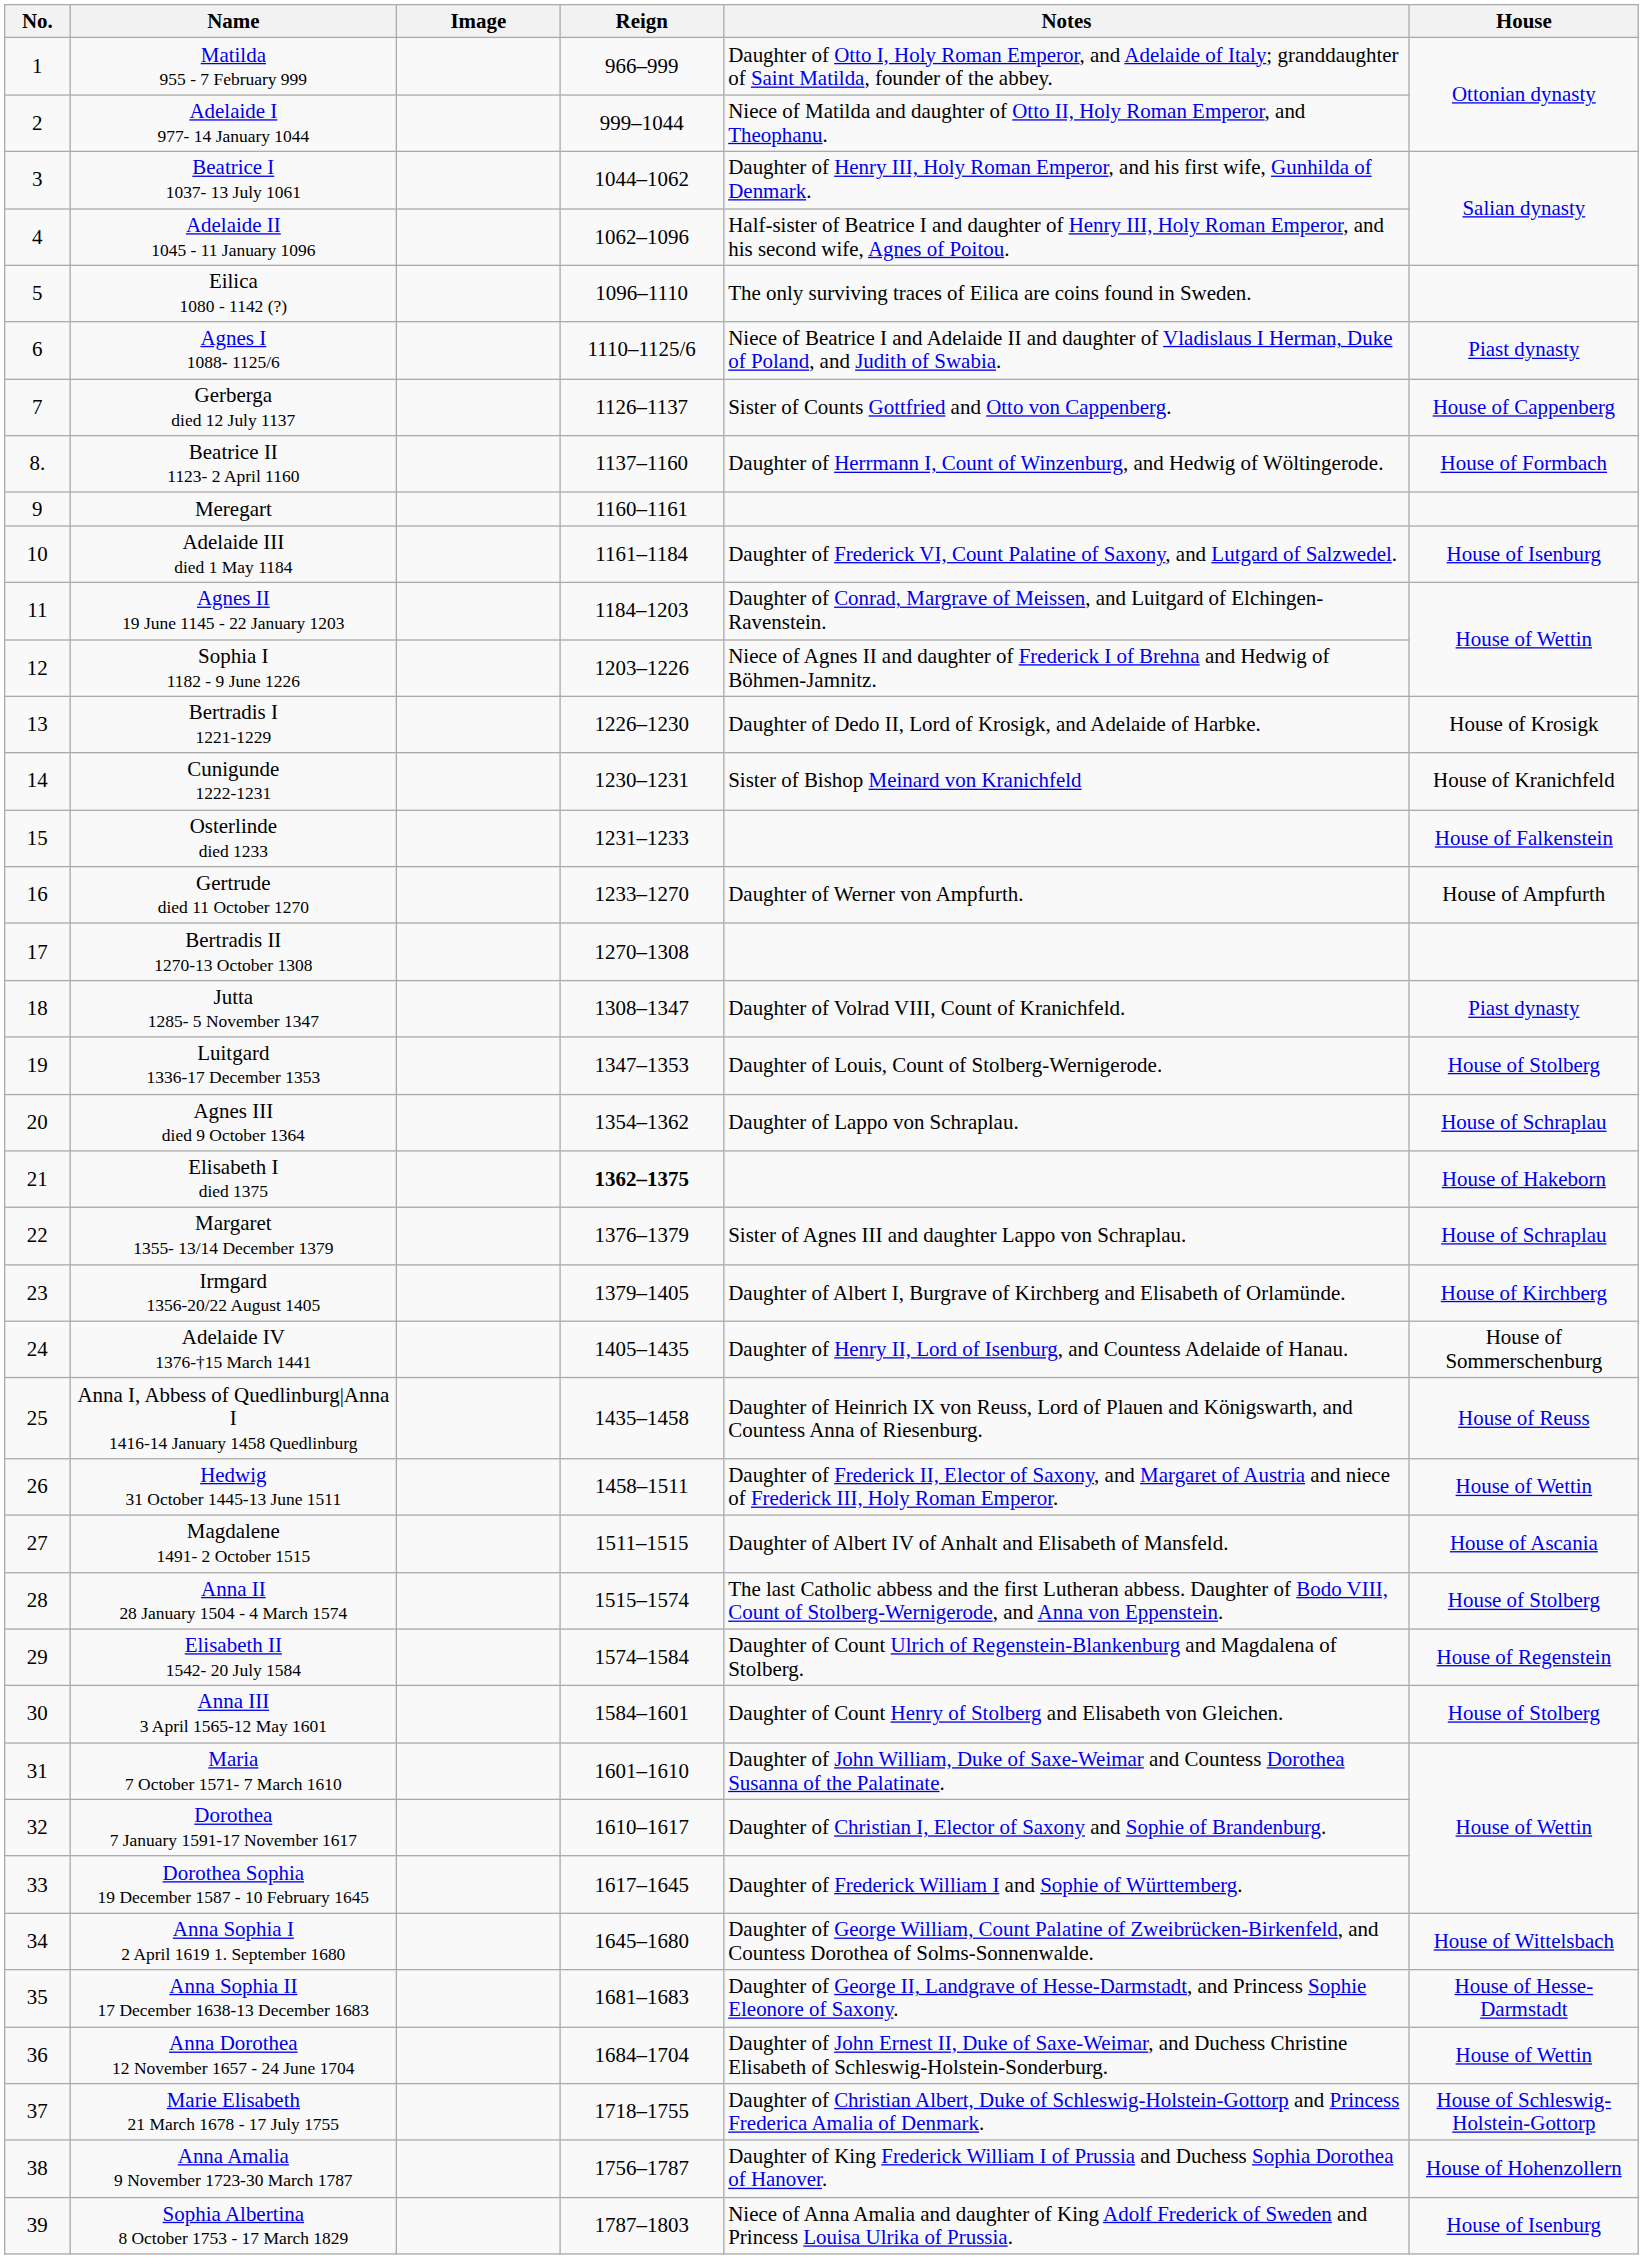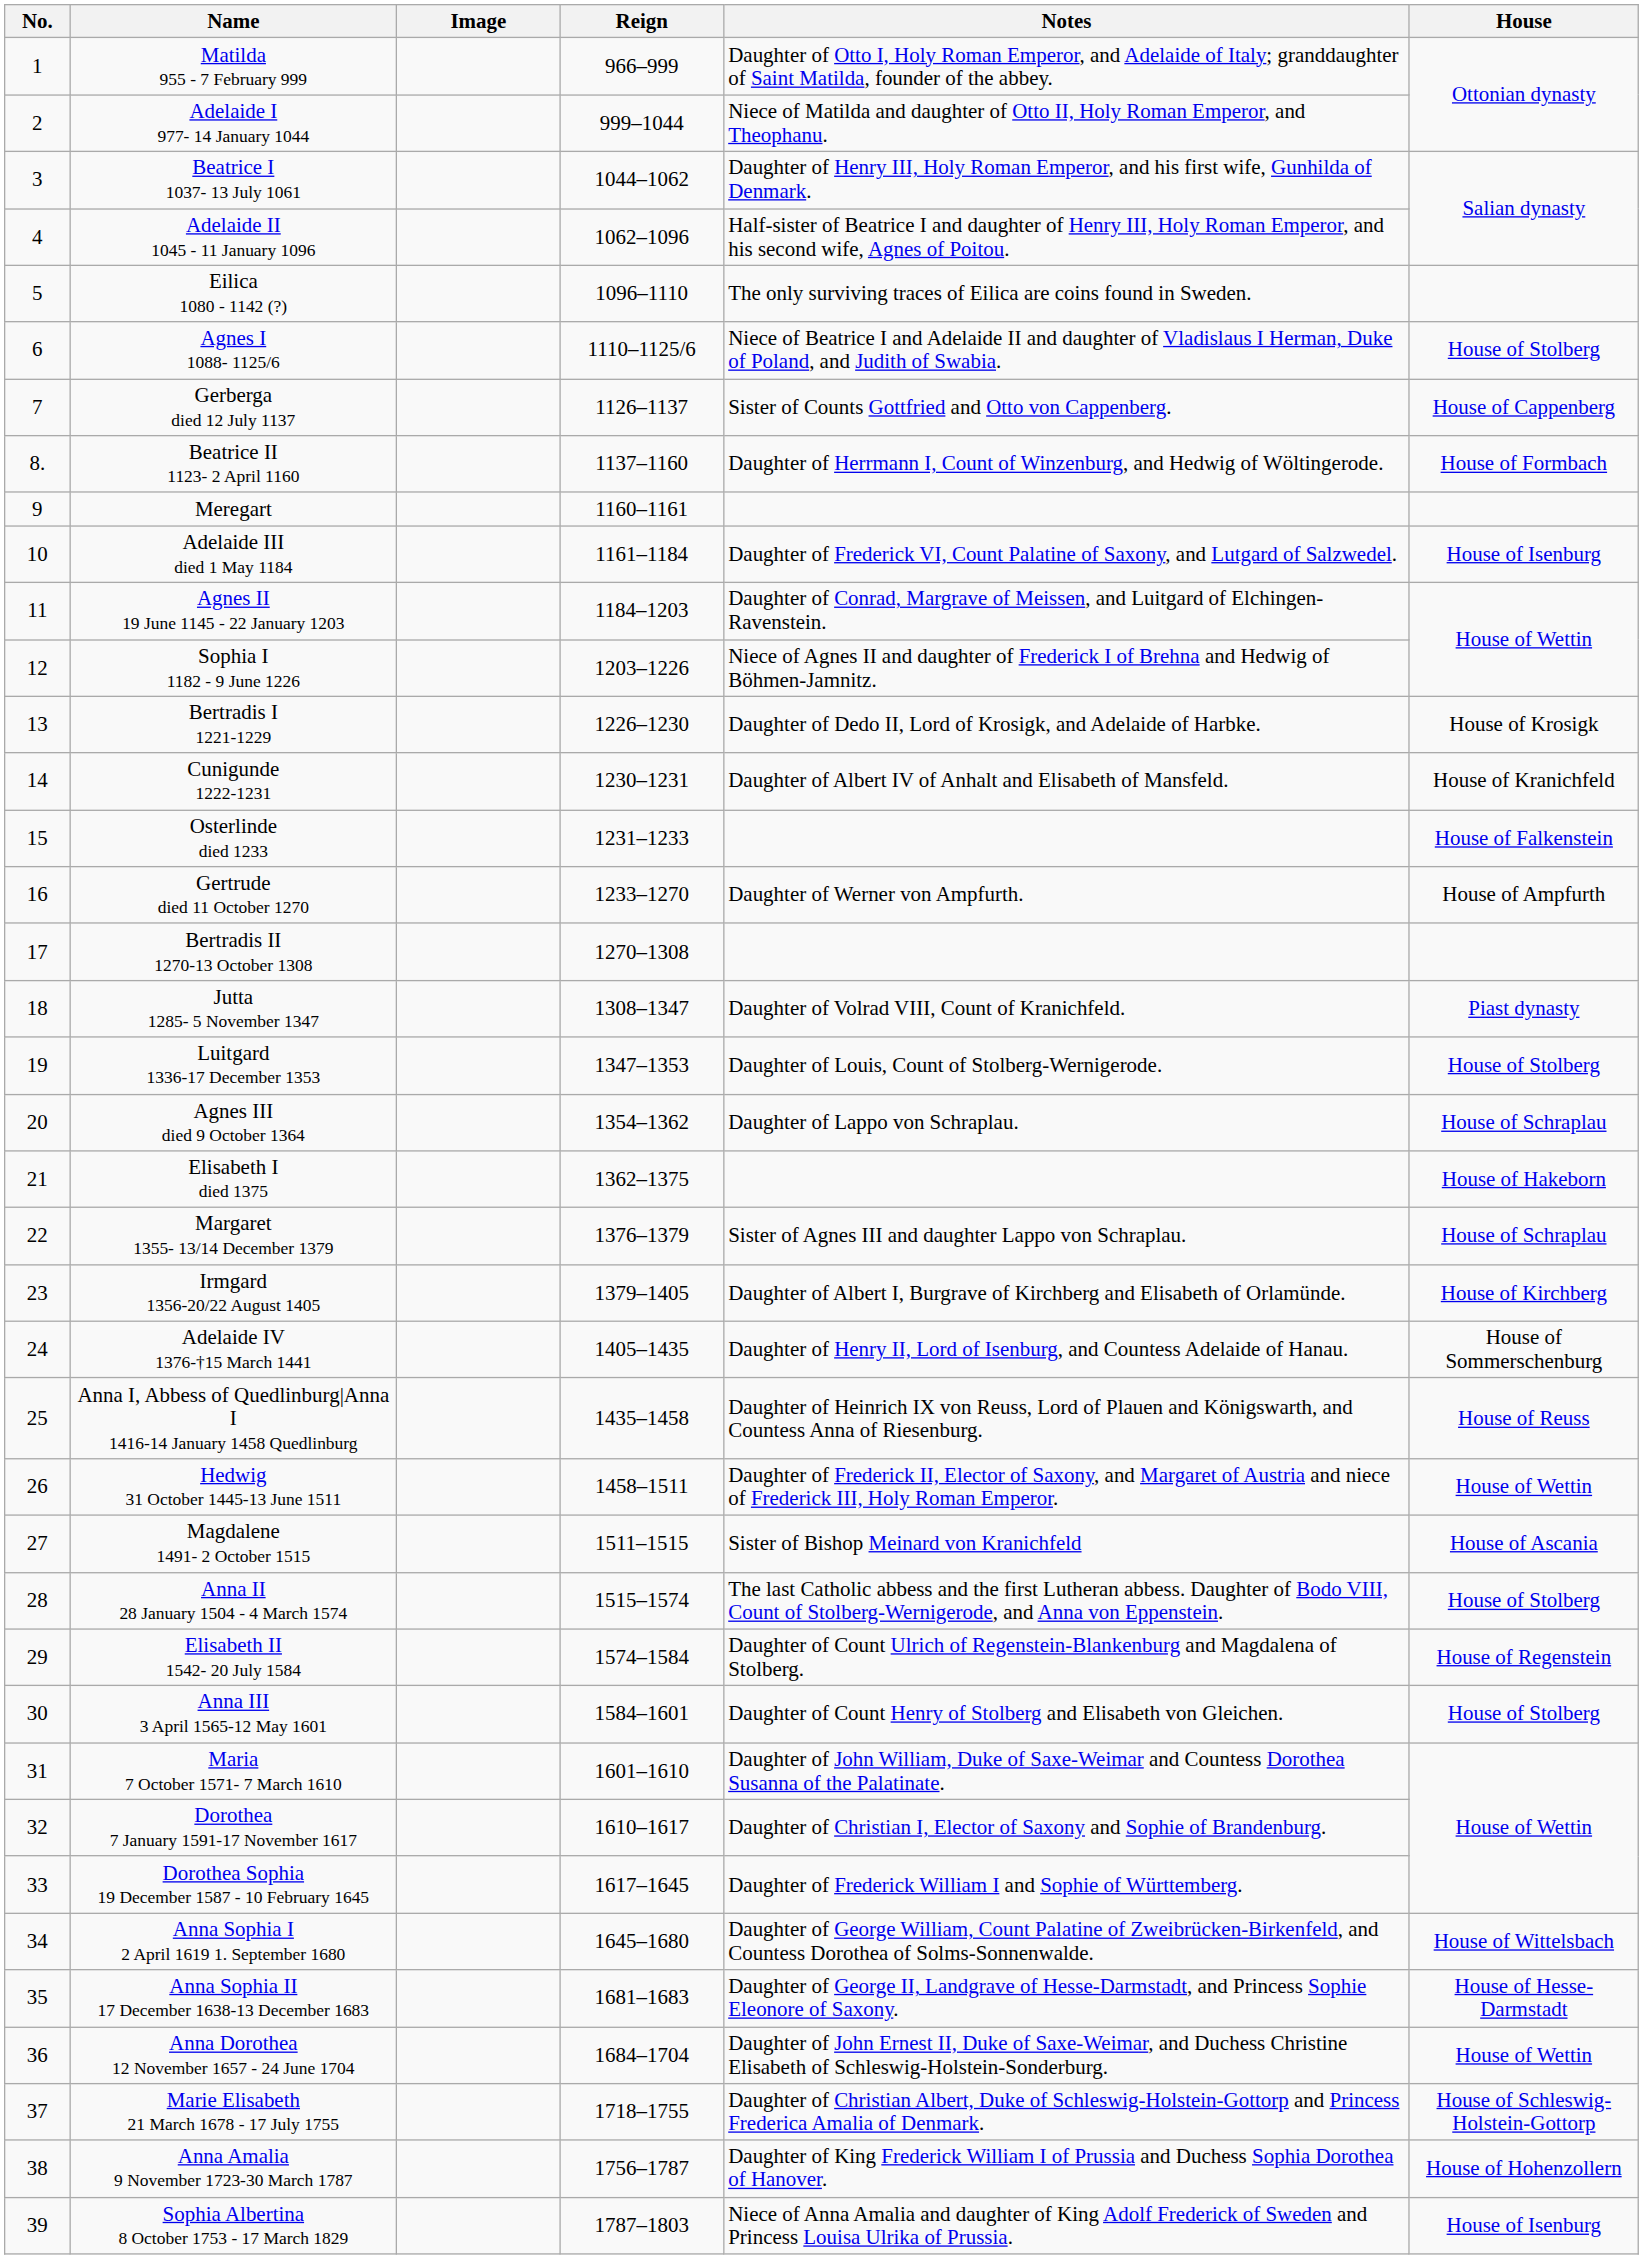(1524, 350) Piast dynasty -> (1524, 350) House of Stolberg
(905, 781) Sister of Bishop Meinard von Kranichfeld -> (978, 781) Daughter of Albert IV of Anhalt and Elisabeth of Mansfeld.
(642, 1178) bold -> (642, 1178) normal
(978, 1543) Daughter of Albert IV of Anhalt and Elisabeth of Mansfeld. -> (905, 1543) Sister of Bishop Meinard von Kranichfeld
